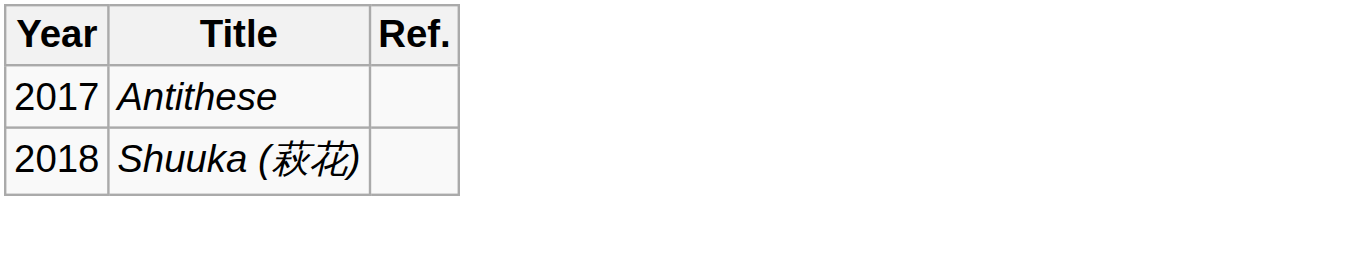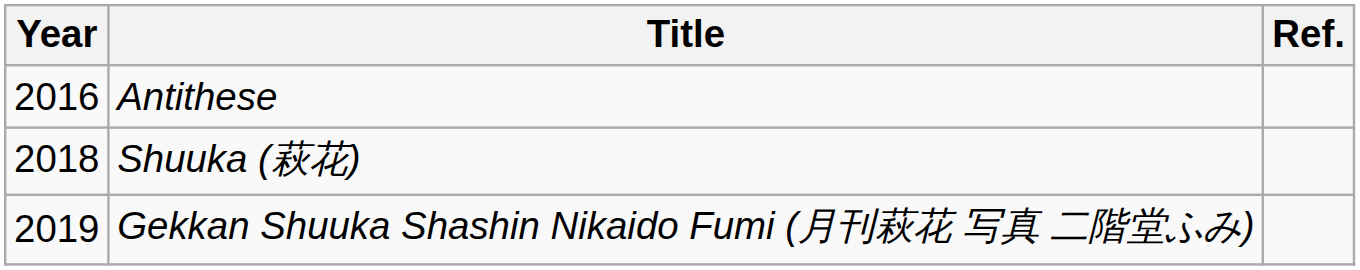(57, 95) 2017 -> (57, 95) 2016
+ row: (686, 227)
